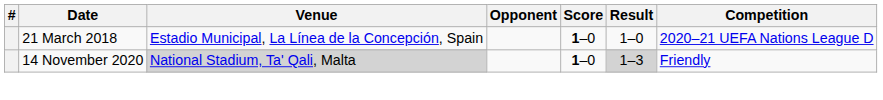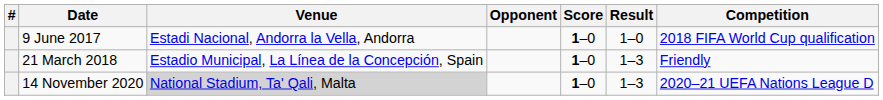+ row: (61, 38)
(631, 38) 1–0 -> (631, 60) 1–3
(767, 38) 2020–21 UEFA Nations League D -> (685, 60) Friendly
(631, 60) lightgrey background -> (631, 83) no background
(685, 60) Friendly -> (767, 83) 2020–21 UEFA Nations League D
